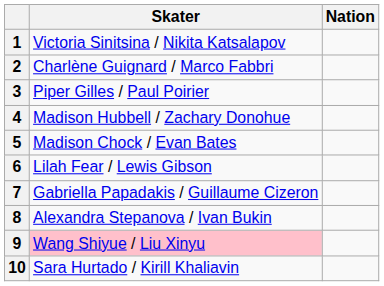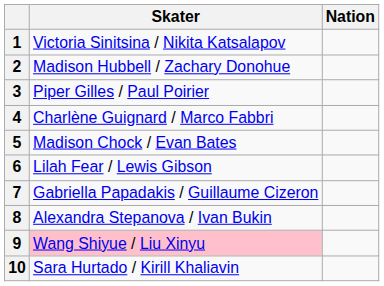(153, 67) Charlène Guignard / Marco Fabbri -> (162, 67) Madison Hubbell / Zachary Donohue
(162, 117) Madison Hubbell / Zachary Donohue -> (153, 117) Charlène Guignard / Marco Fabbri
